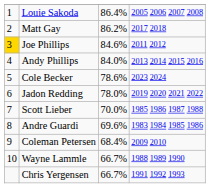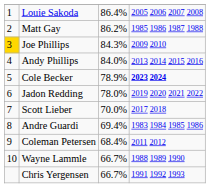(149, 28) 2017 2018 -> (167, 28) 1985 1986 1987 1988
(114, 45) 84.6% -> (114, 45) 84.3%
(149, 45) 2011 2012 -> (149, 45) 2009 2010
(114, 77) 78.6% -> (114, 77) 78.9%
(149, 77) normal -> (149, 77) bold
(167, 110) 1985 1986 1987 1988 -> (149, 110) 2017 2018
(114, 126) 69.6% -> (114, 126) 69.4%
(149, 142) 2009 2010 -> (149, 142) 2011 2012
